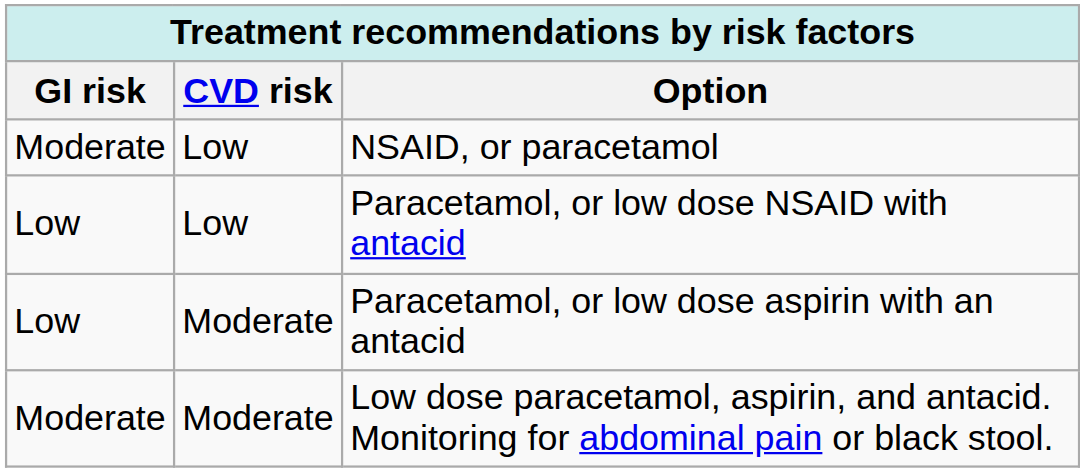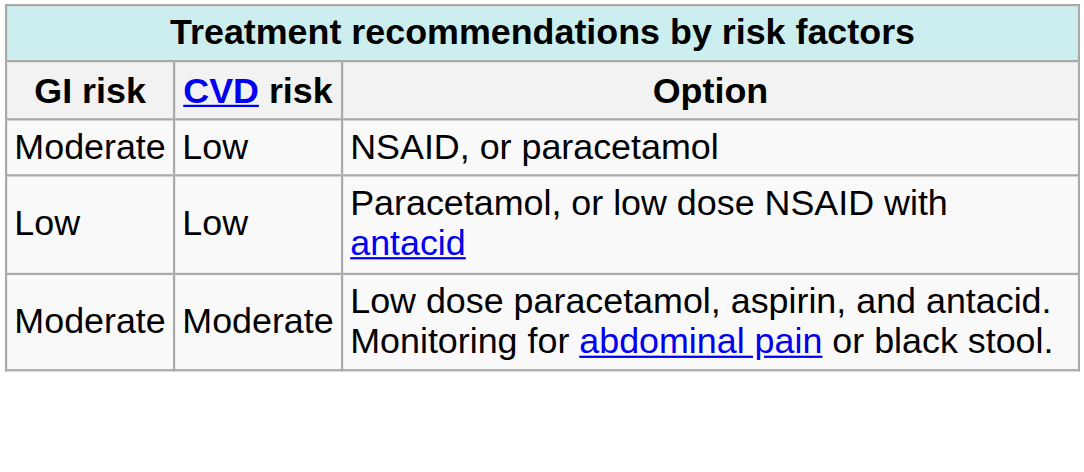- row: (672, 320)
